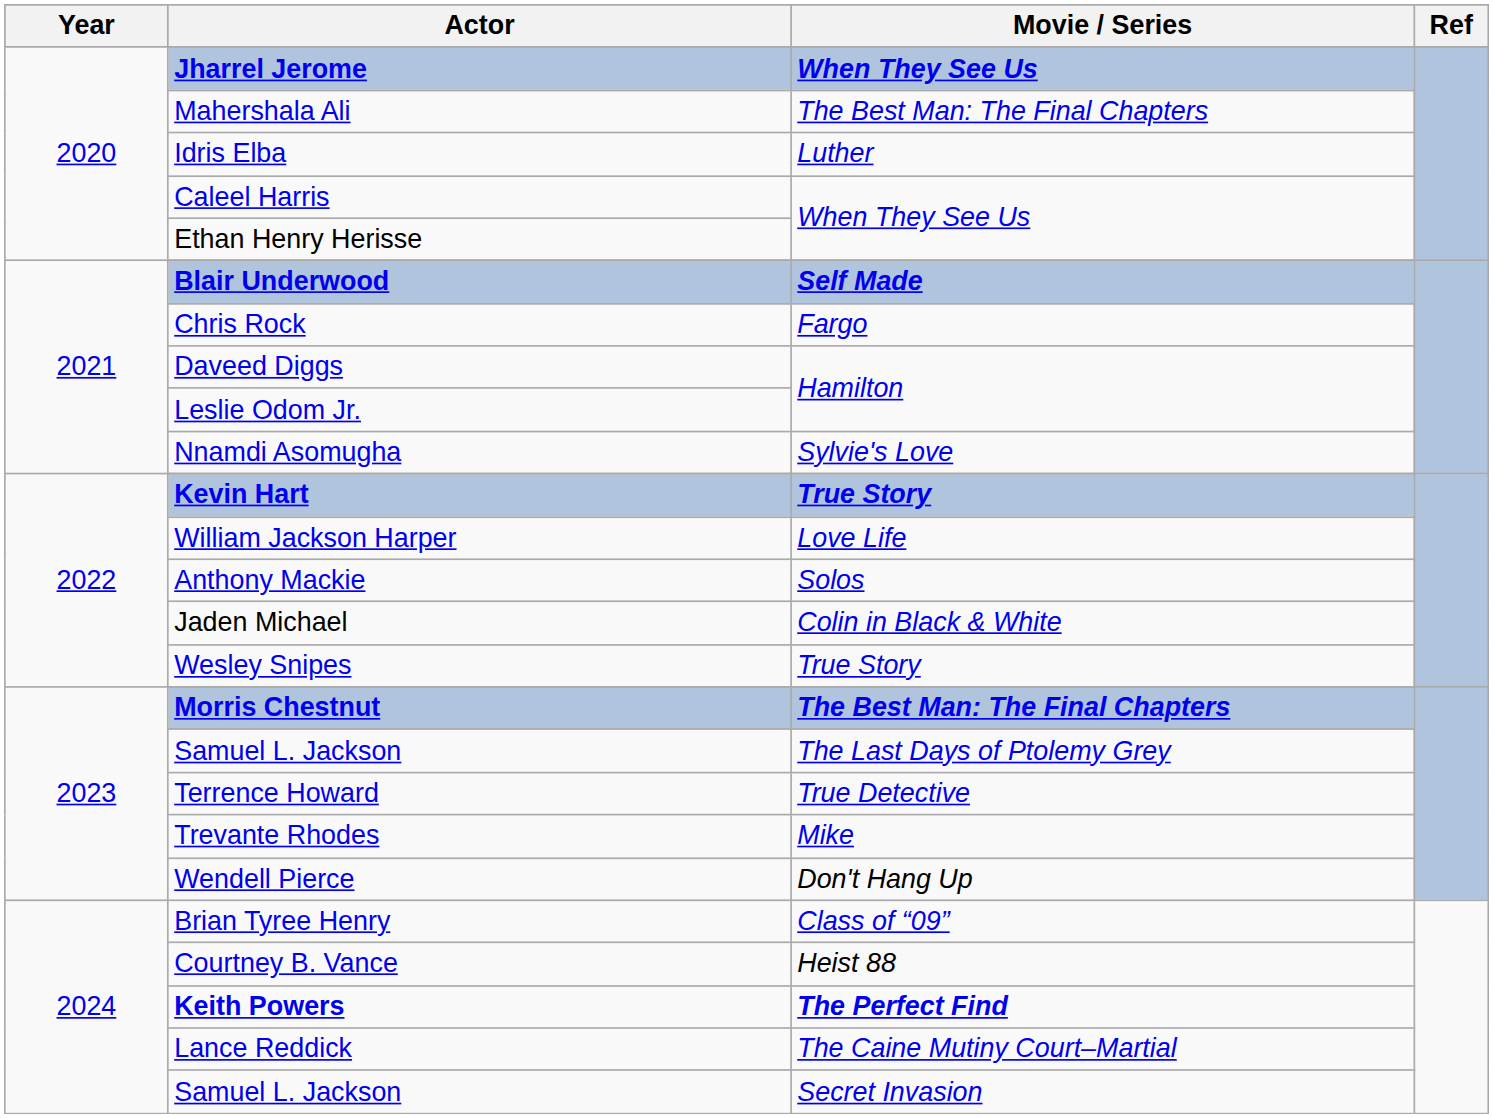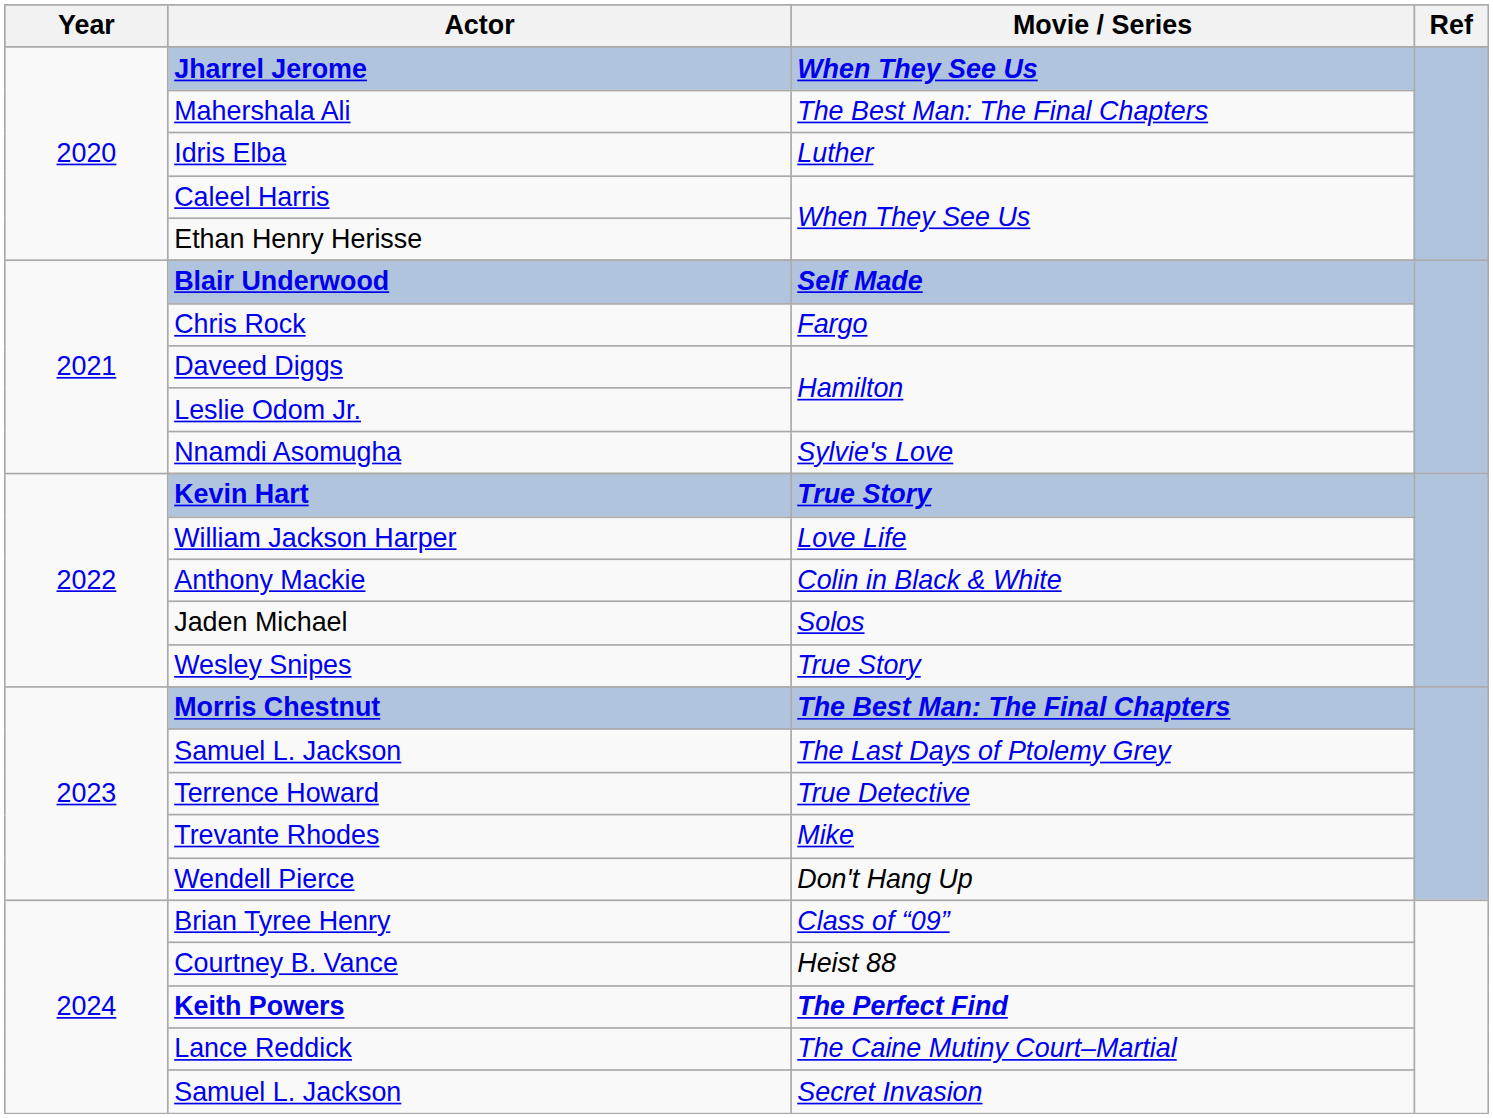(831, 580) Solos -> (929, 580) Colin in Black & White
(929, 622) Colin in Black & White -> (831, 622) Solos
